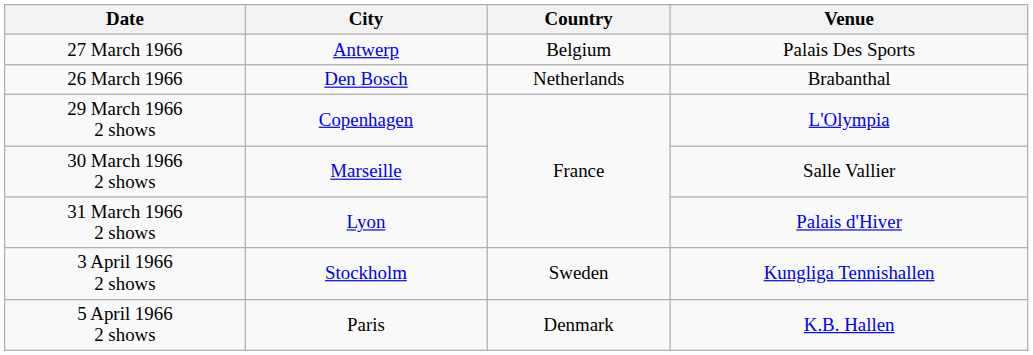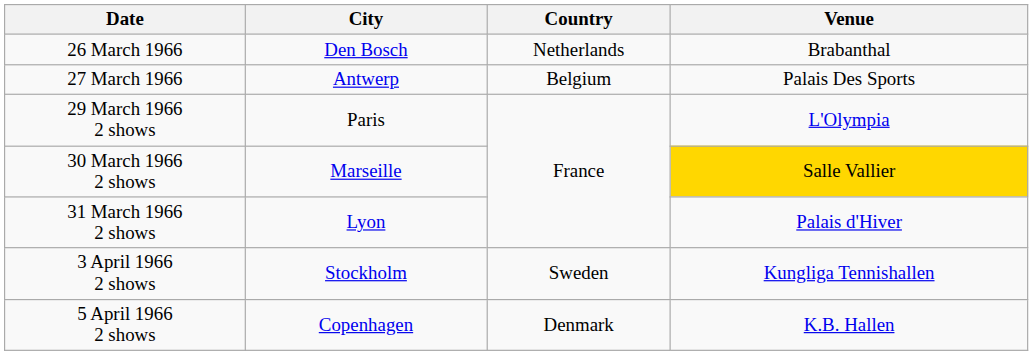rows swapped: (125, 79) <-> (125, 49)
(366, 119) Copenhagen -> (366, 119) Paris
(849, 171) no background -> (849, 171) gold background
(366, 324) Paris -> (366, 324) Copenhagen
